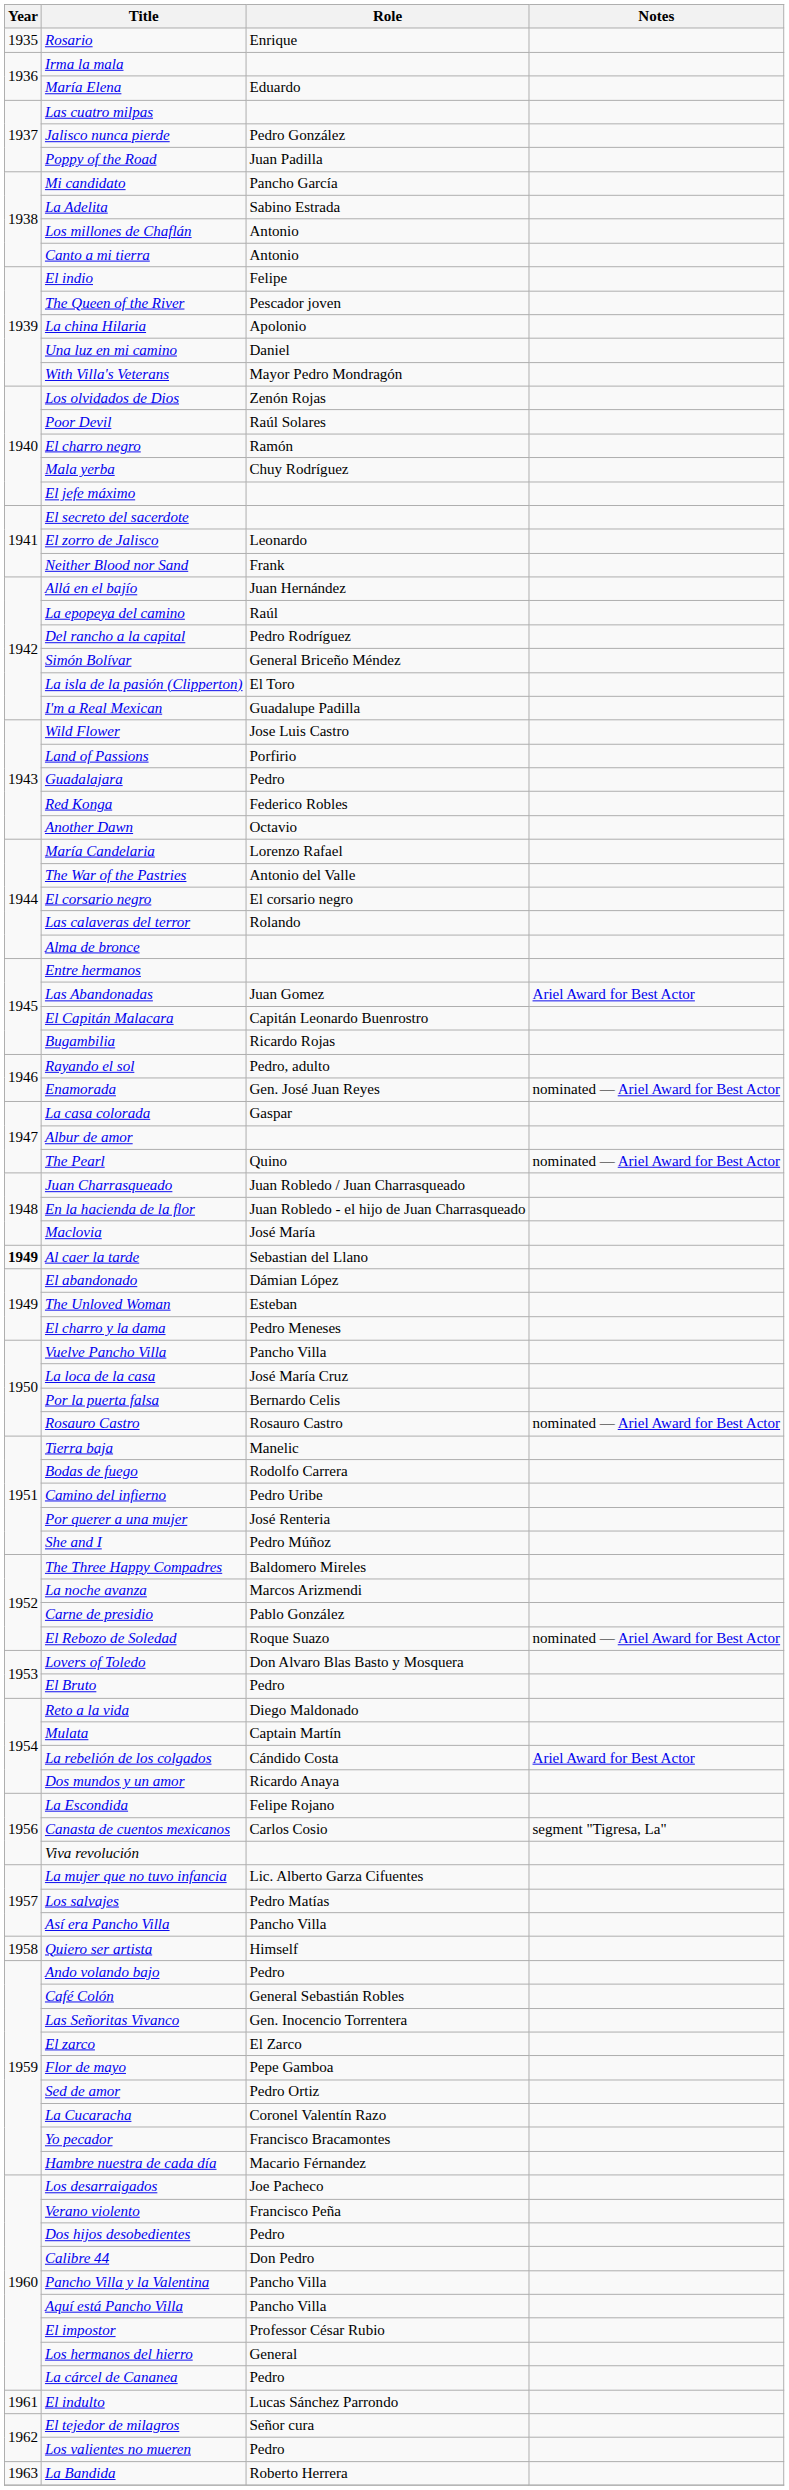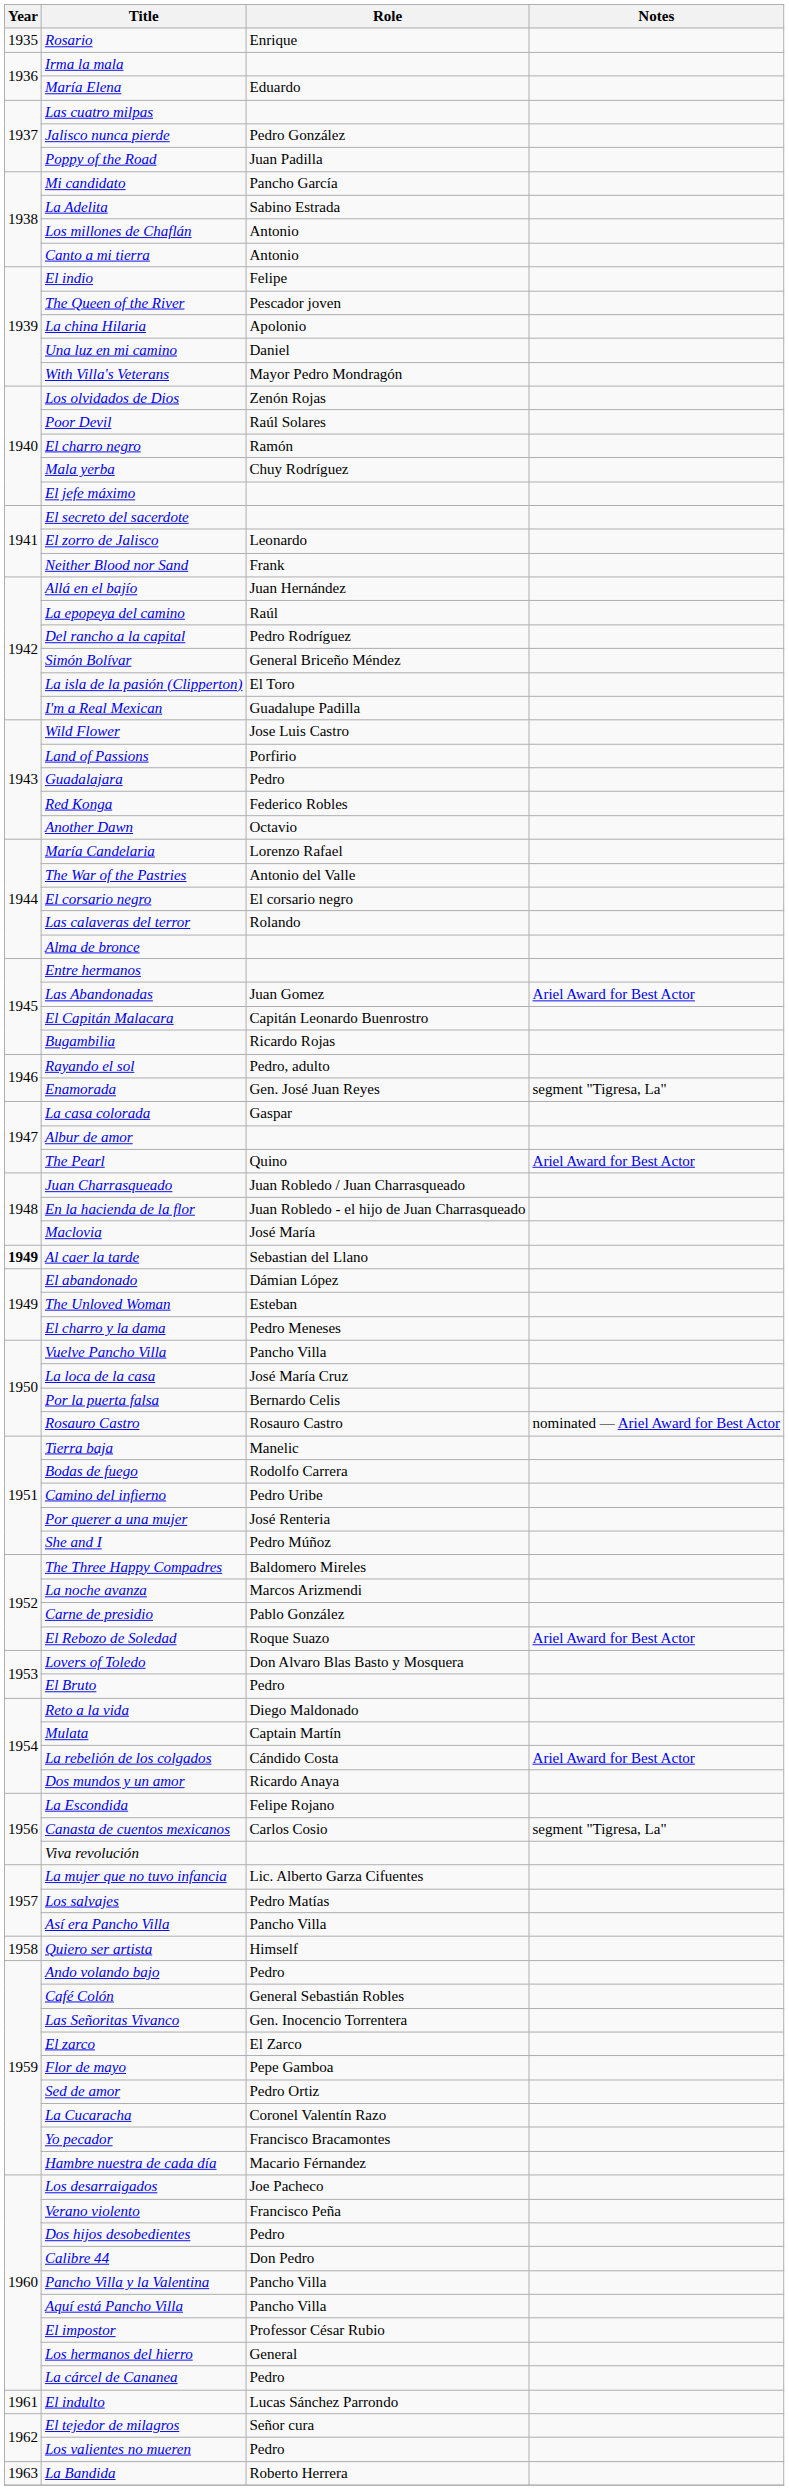(656, 1089) nominated — Ariel Award for Best Actor -> (600, 1089) segment "Tigresa, La"
(656, 1161) nominated — Ariel Award for Best Actor -> (614, 1161) Ariel Award for Best Actor
(656, 1638) nominated — Ariel Award for Best Actor -> (614, 1638) Ariel Award for Best Actor
